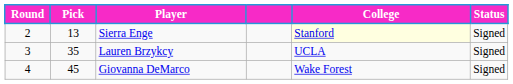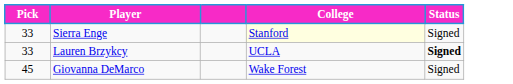- column: (28, 14)
(73, 33) 13 -> (28, 33) 33
(73, 51) 35 -> (28, 51) 33
(489, 51) normal -> (444, 51) bold
